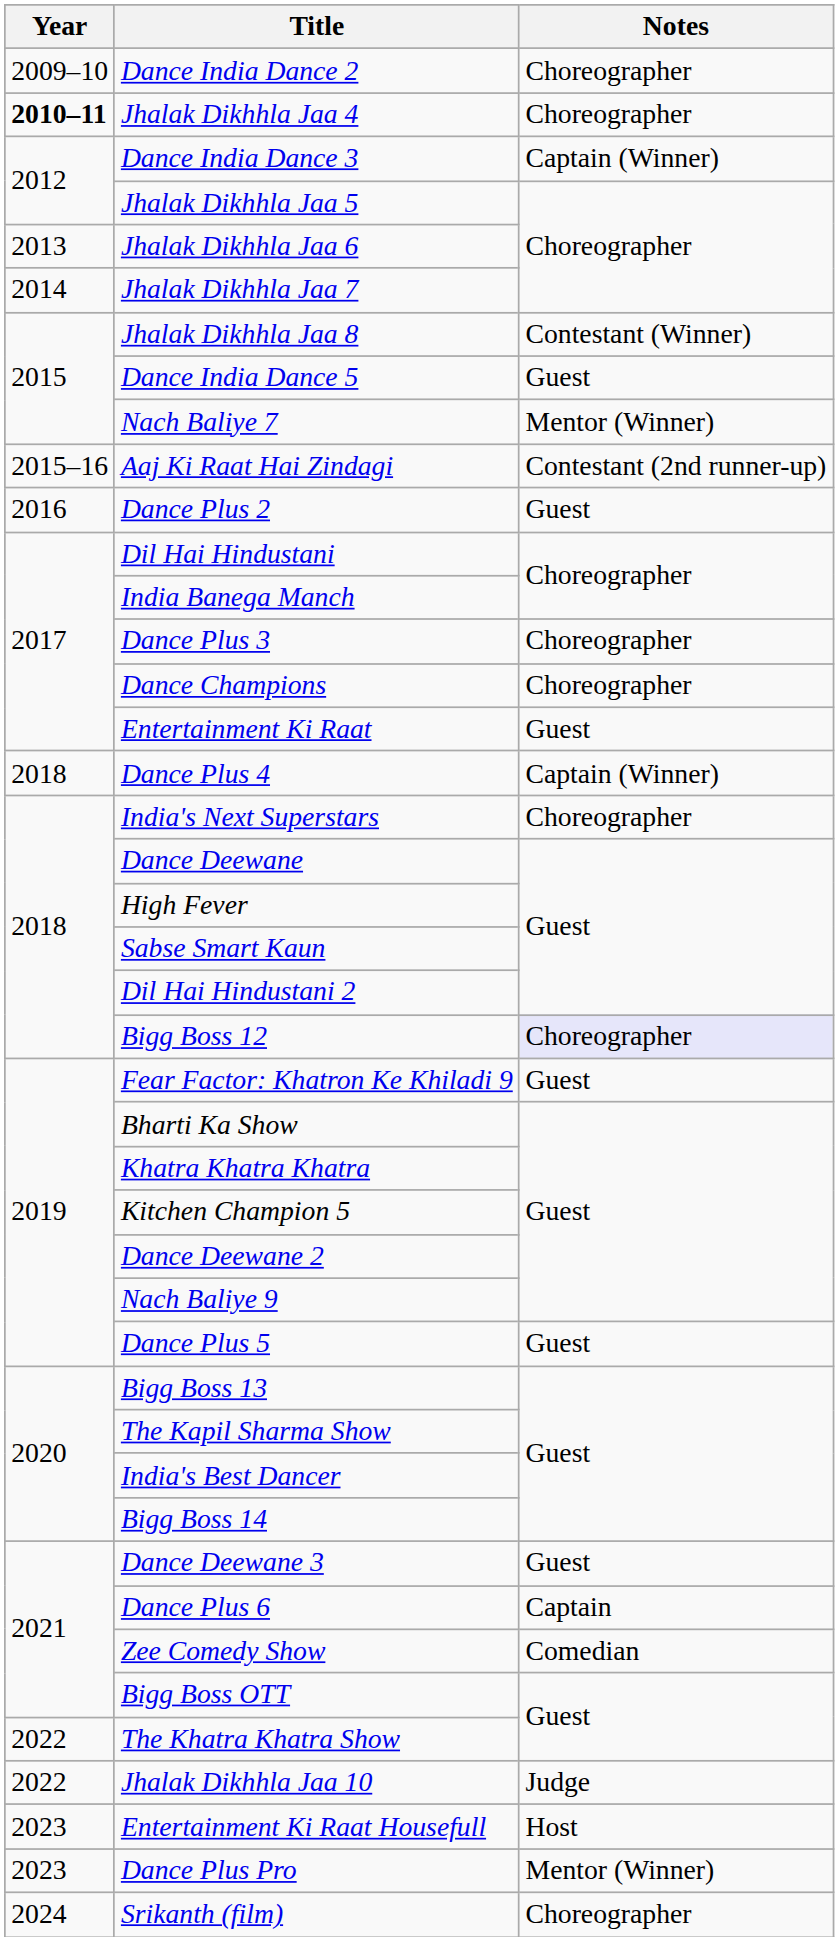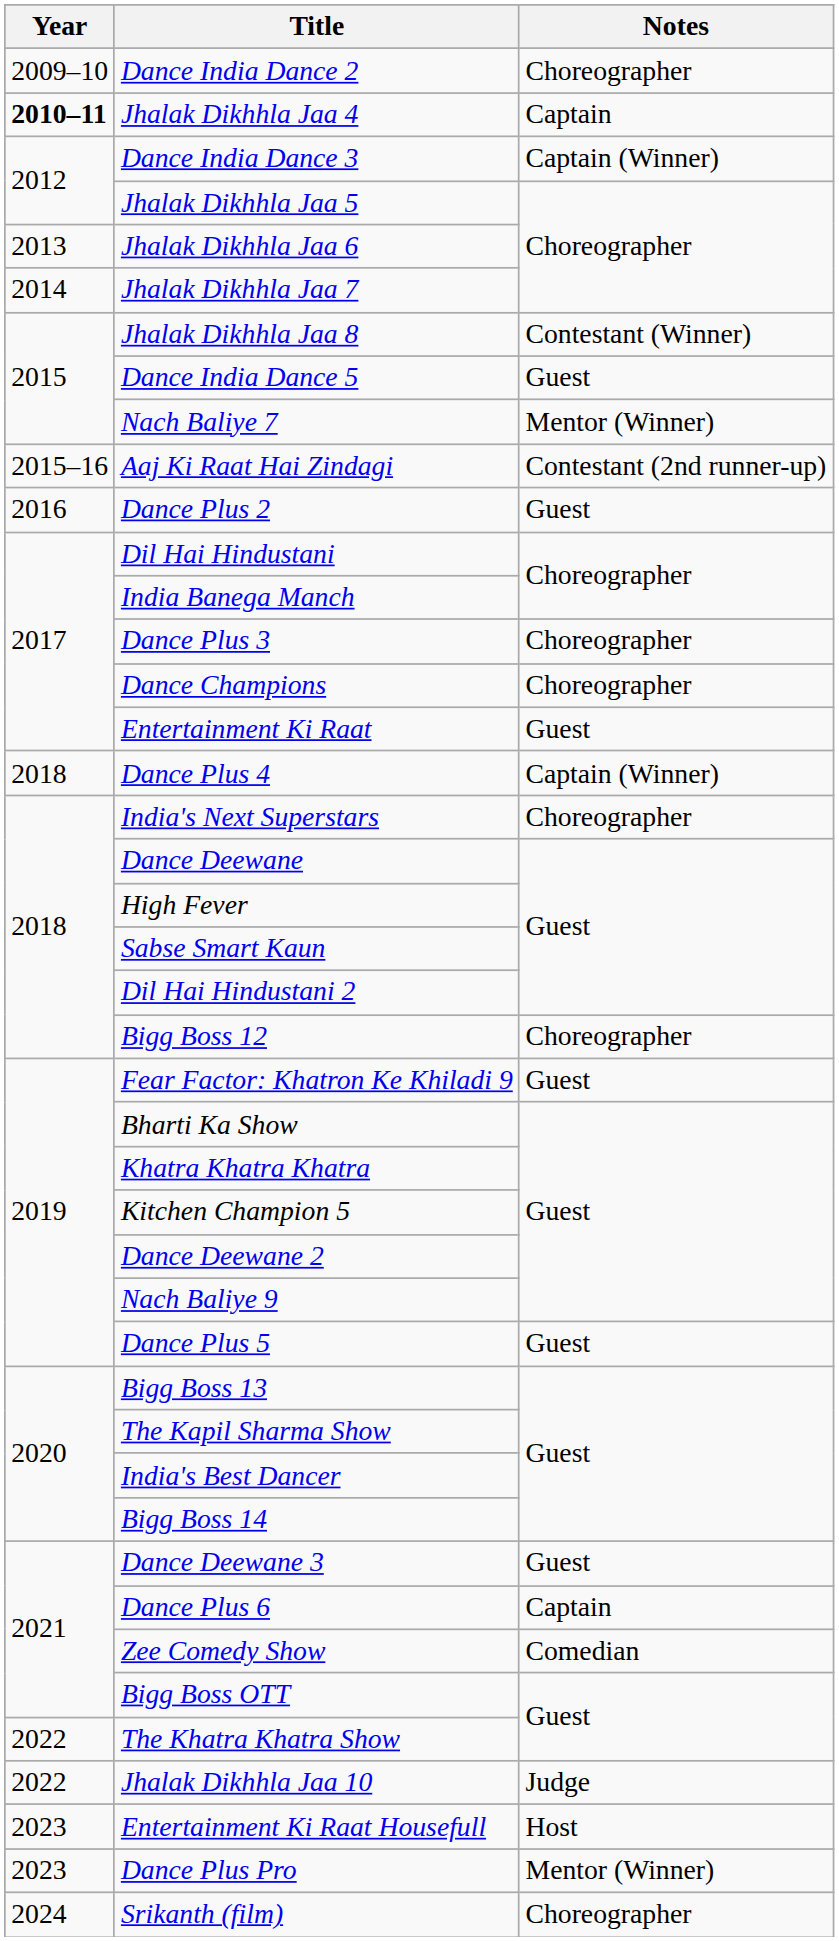(609, 114) Choreographer -> (569, 114) Captain
(609, 1036) lavender background -> (609, 1036) no background
